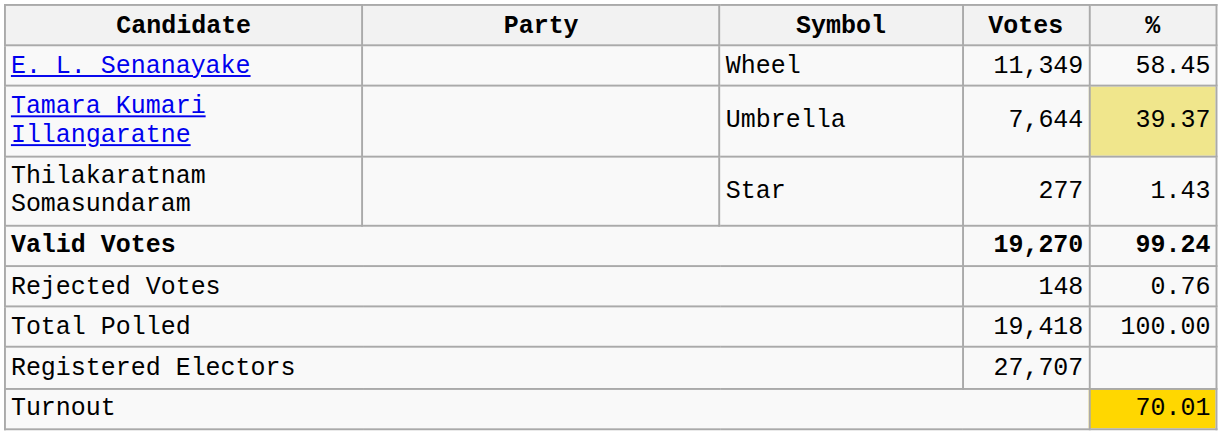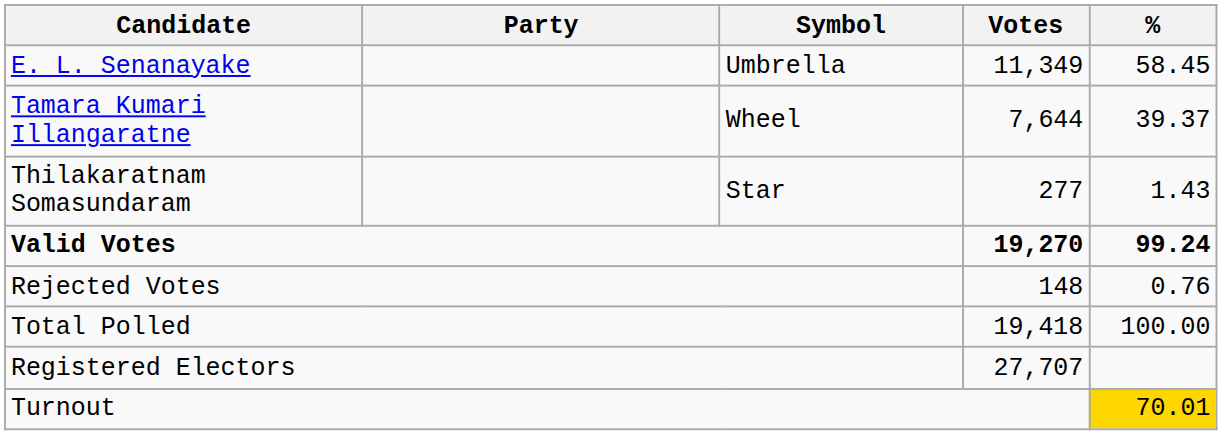(763, 66) Wheel -> (786, 66) Umbrella
(786, 121) Umbrella -> (763, 121) Wheel
(1173, 121) khaki background -> (1173, 121) no background
